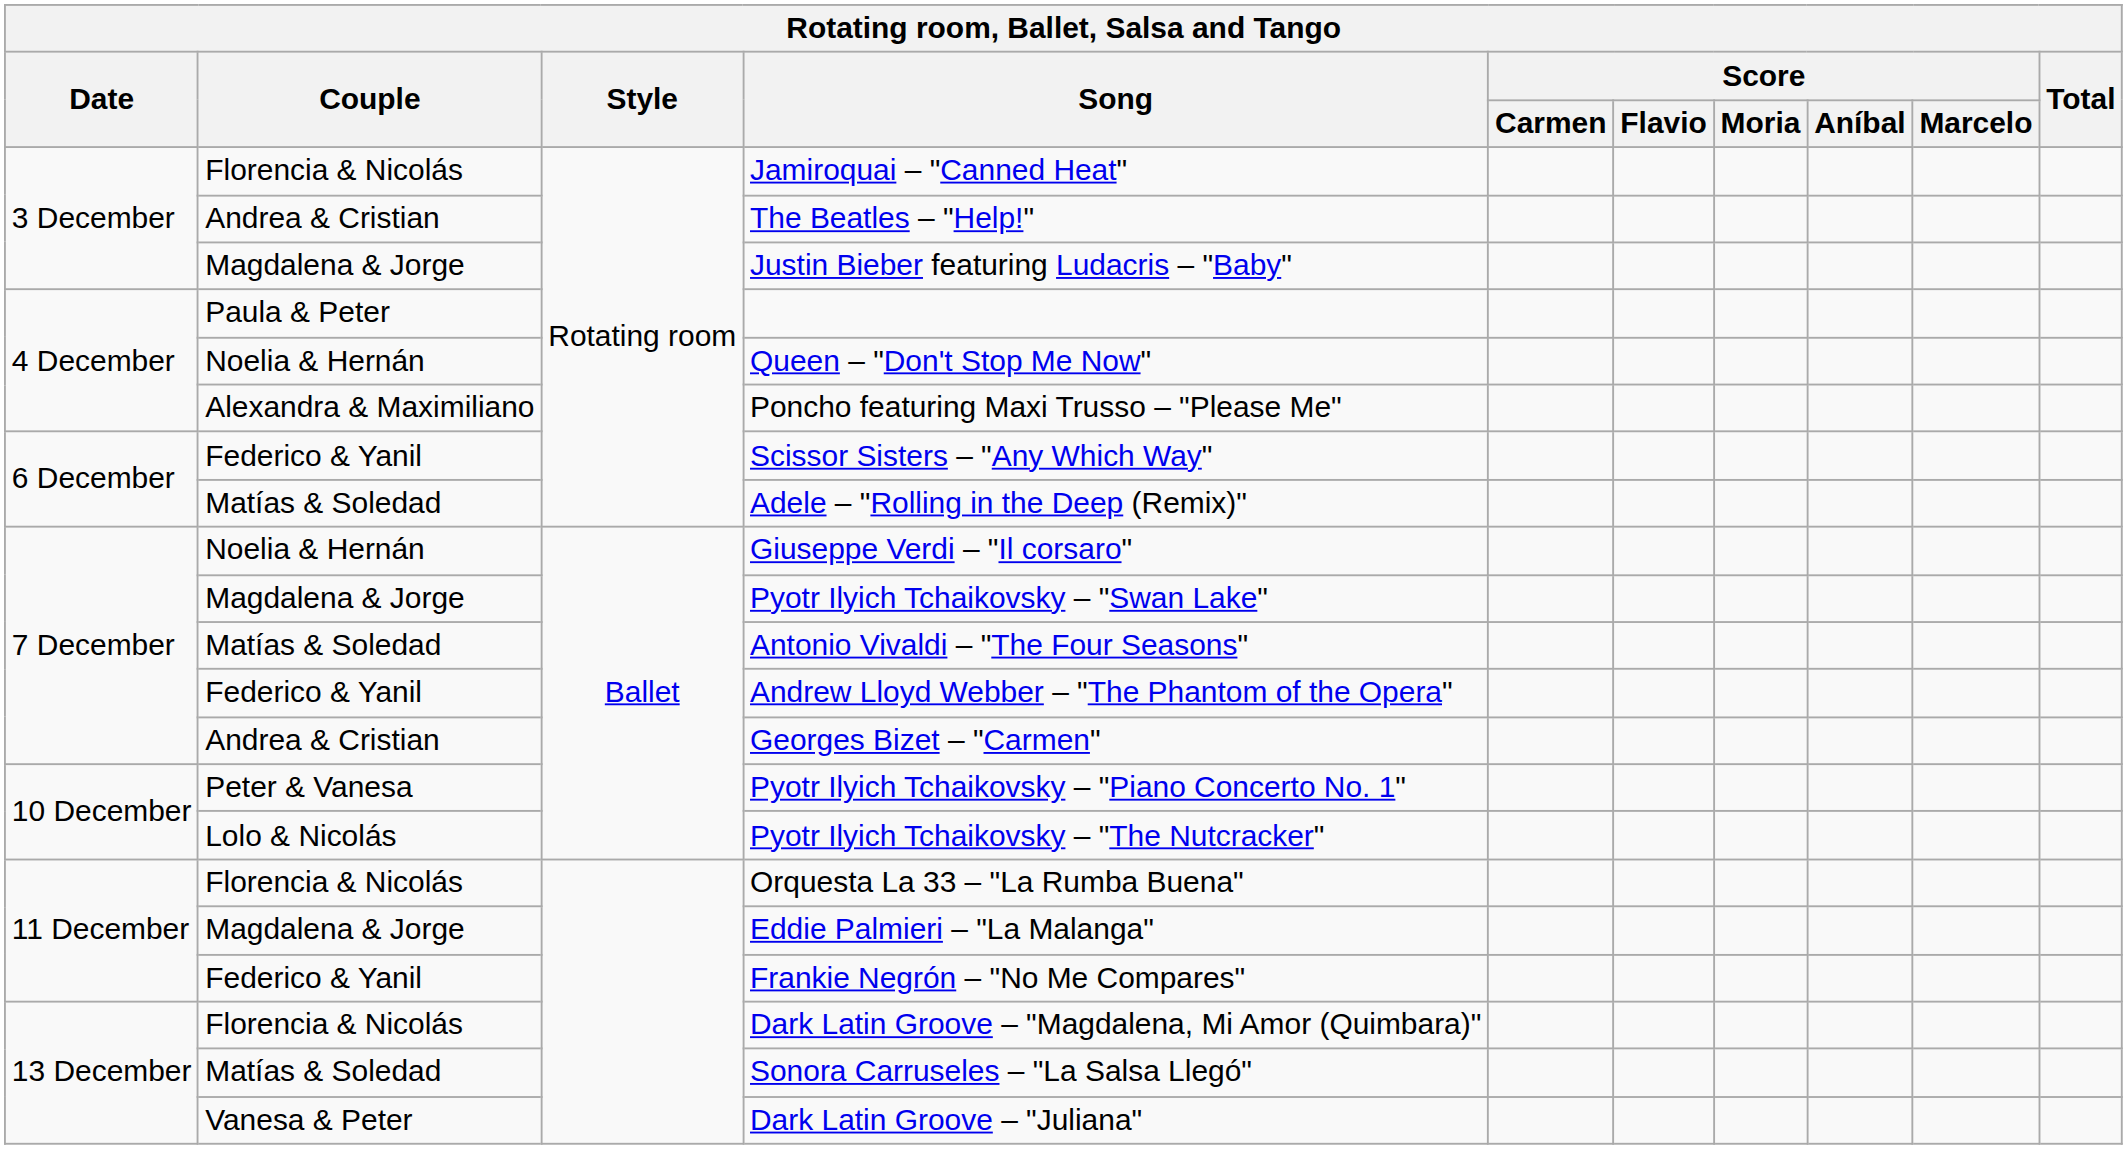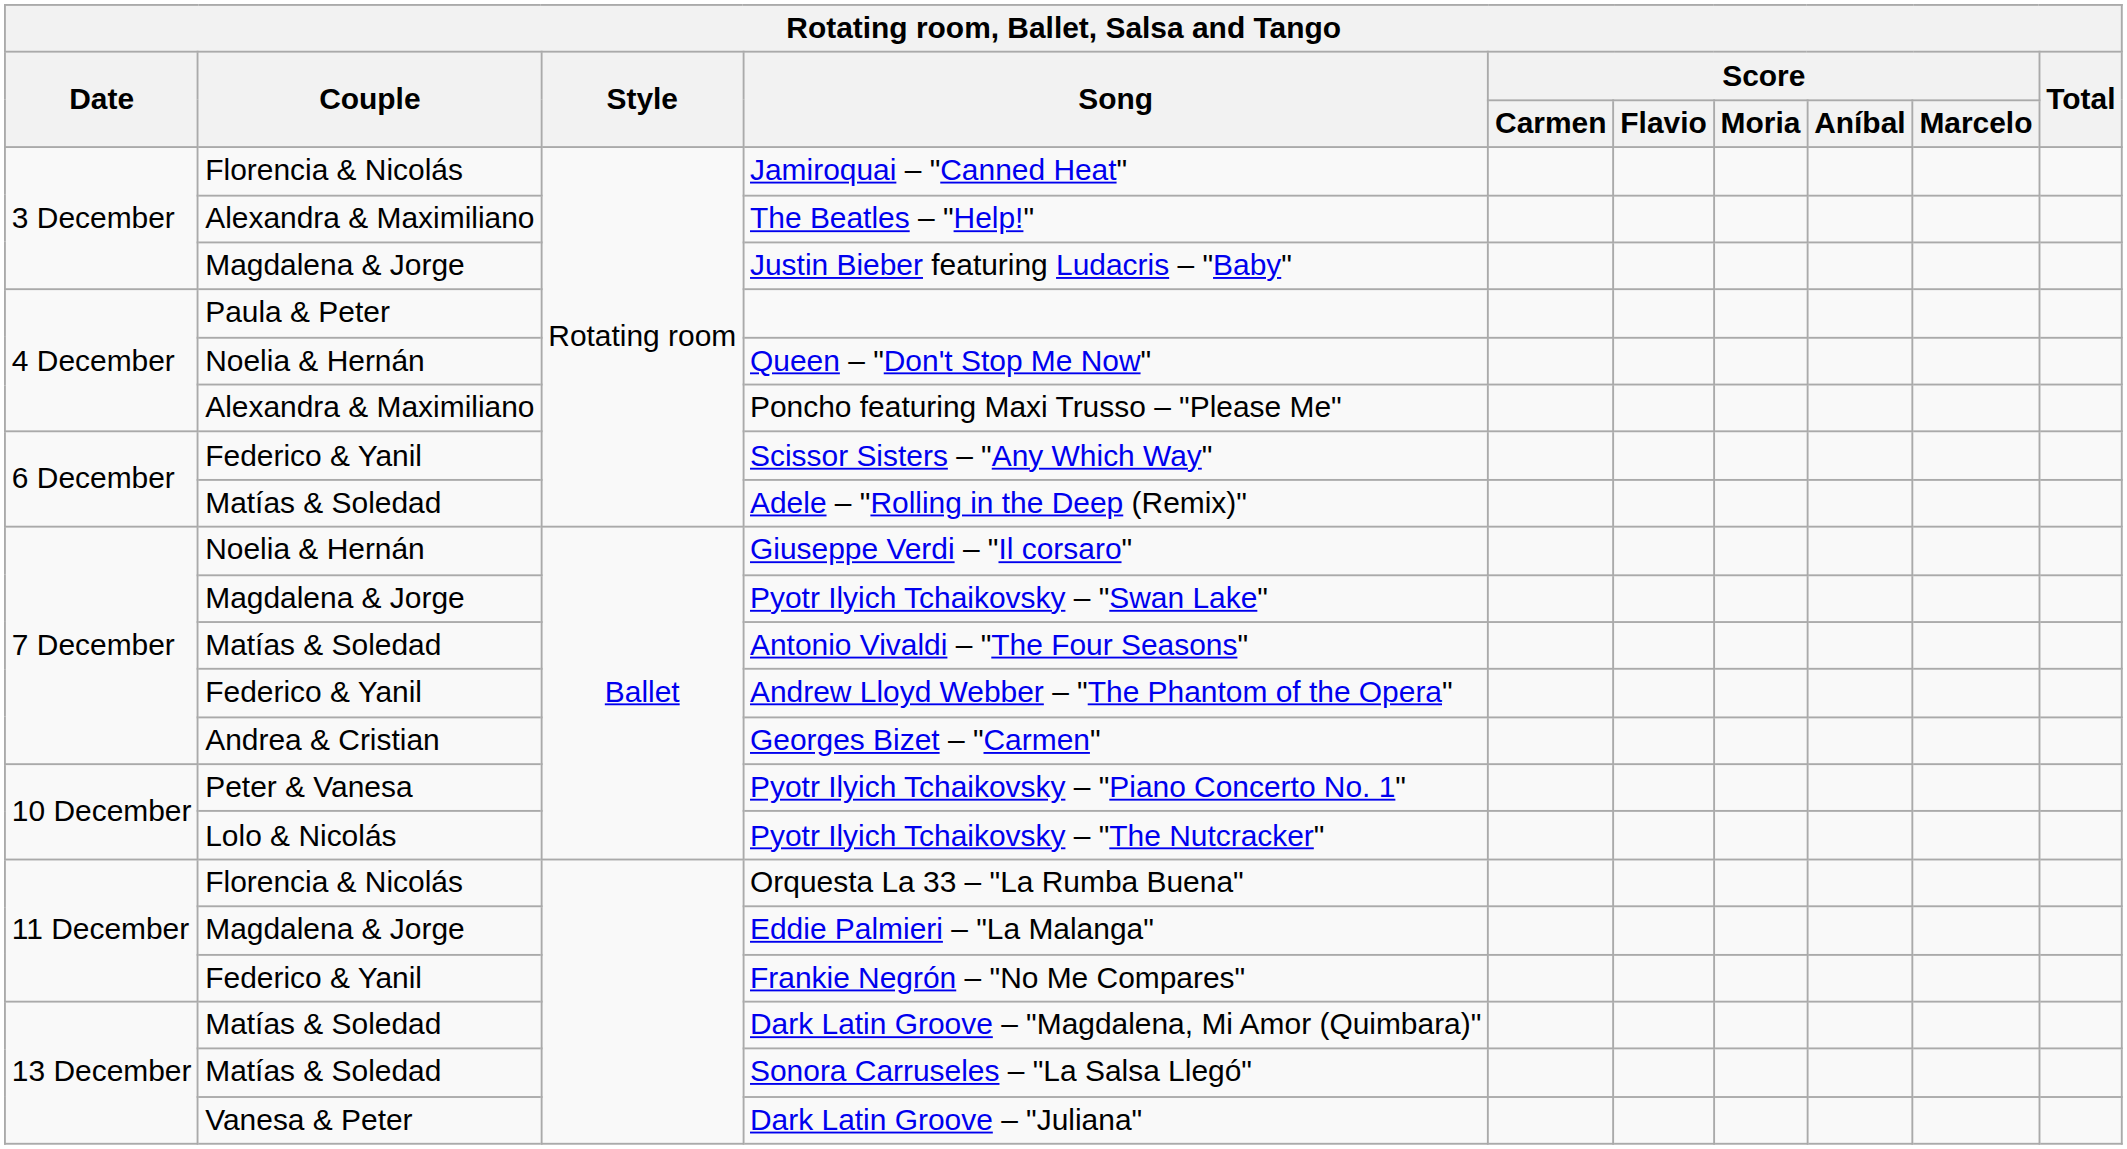(322, 218) Andrea & Cristian -> (370, 218) Alexandra & Maximiliano
(334, 1024) Florencia & Nicolás -> (323, 1024) Matías & Soledad
